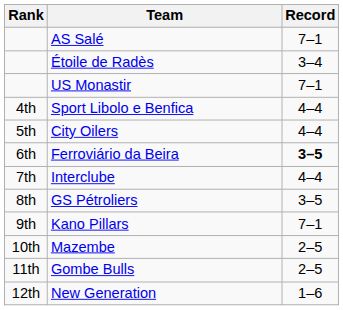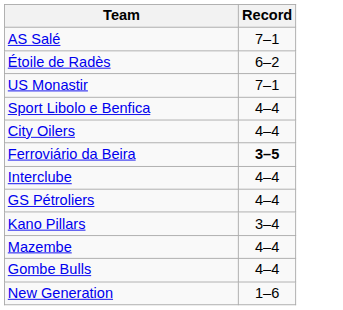- column: (26, 16)
(310, 62) 3–4 -> (267, 62) 6–2
(310, 200) 3–5 -> (267, 200) 4–4
(310, 223) 7–1 -> (267, 223) 3–4
(310, 246) 2–5 -> (267, 246) 4–4
(310, 270) 2–5 -> (267, 270) 4–4
